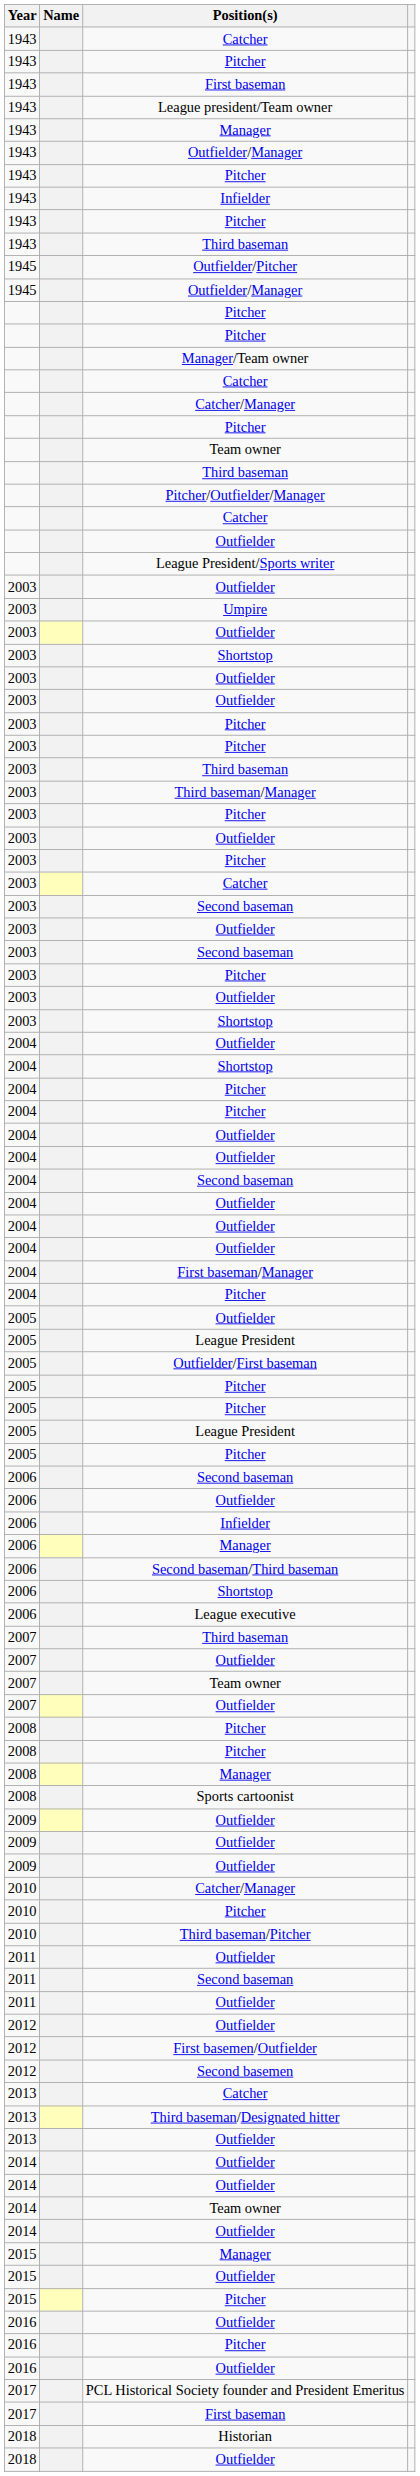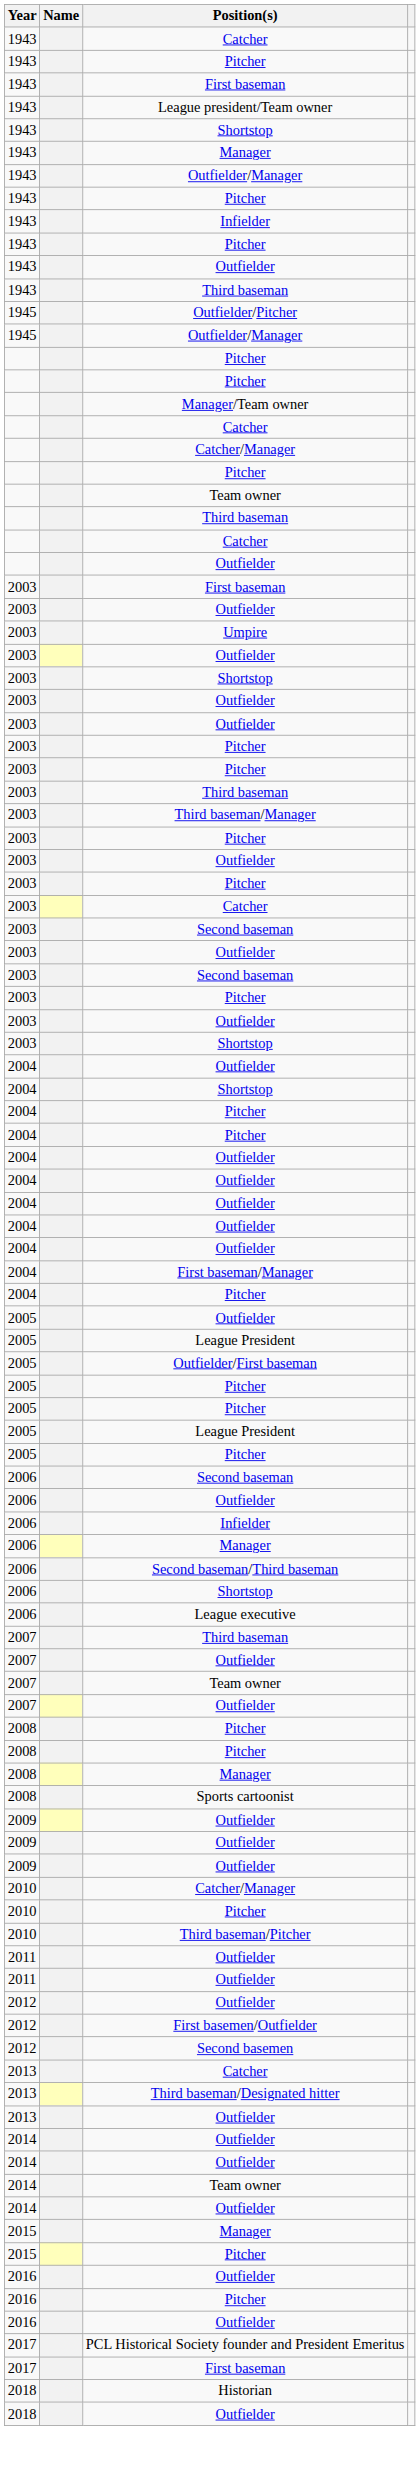+ row: (22, 130)
+ row: (22, 267)
- row: (22, 495)
- row: (22, 564)
+ row: (22, 586)
- row: (22, 1180)
- row: (22, 1979)
- row: (22, 2276)
